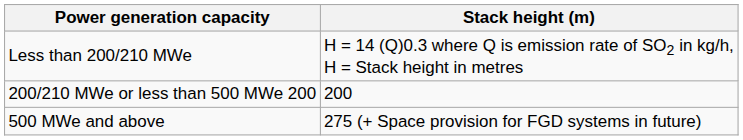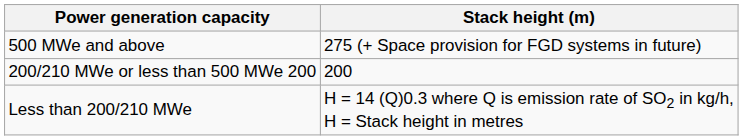rows swapped: (100, 56) <-> (87, 121)
